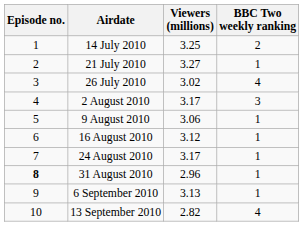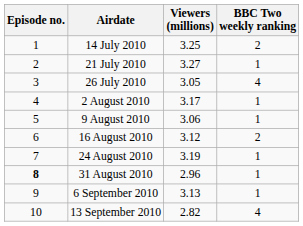(190, 82) 3.02 -> (190, 82) 3.05
(258, 100) 3 -> (258, 100) 1
(258, 138) 1 -> (258, 138) 2
(190, 156) 3.17 -> (190, 156) 3.19
